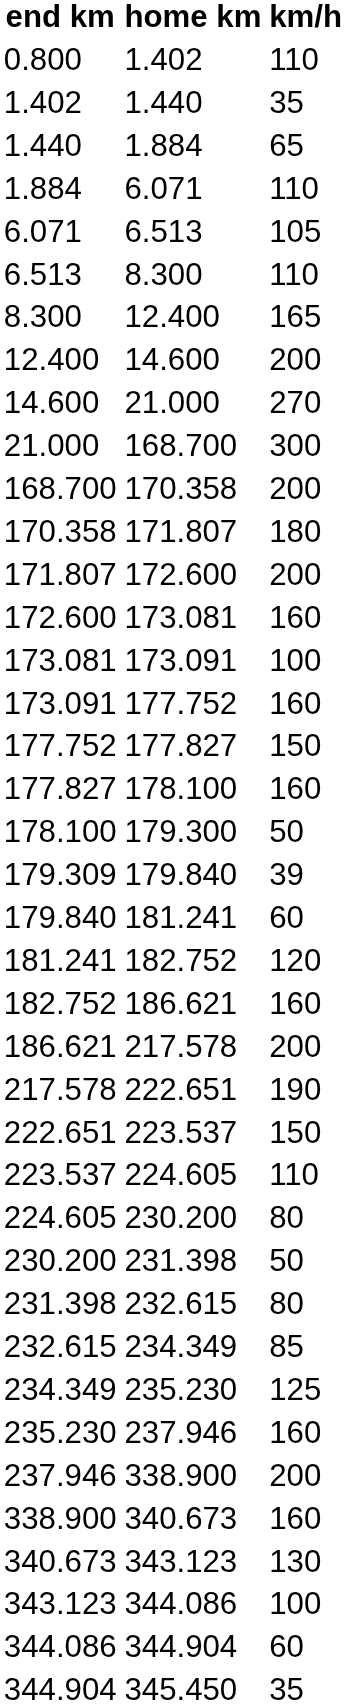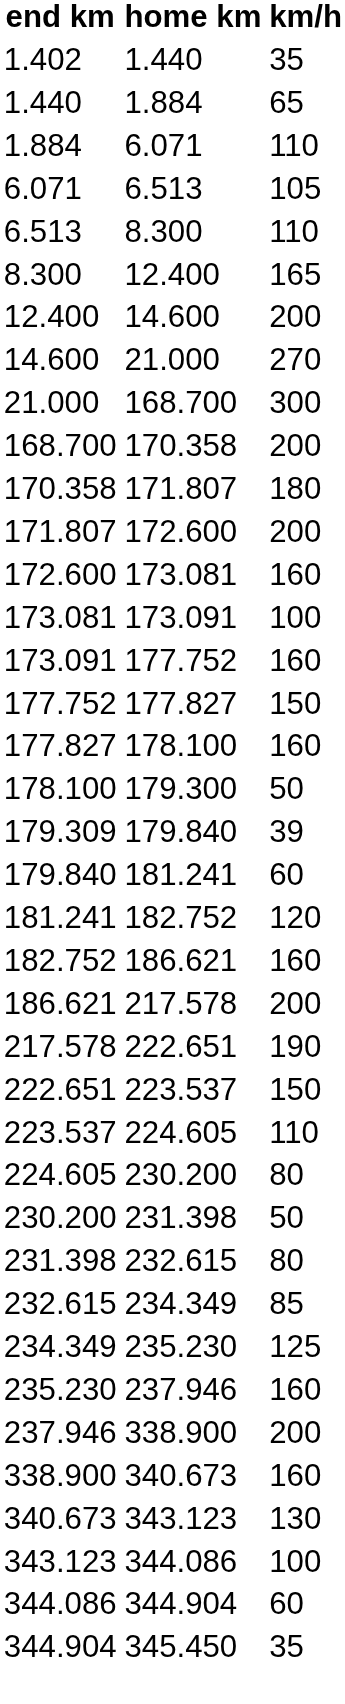- row: (43, 59)
